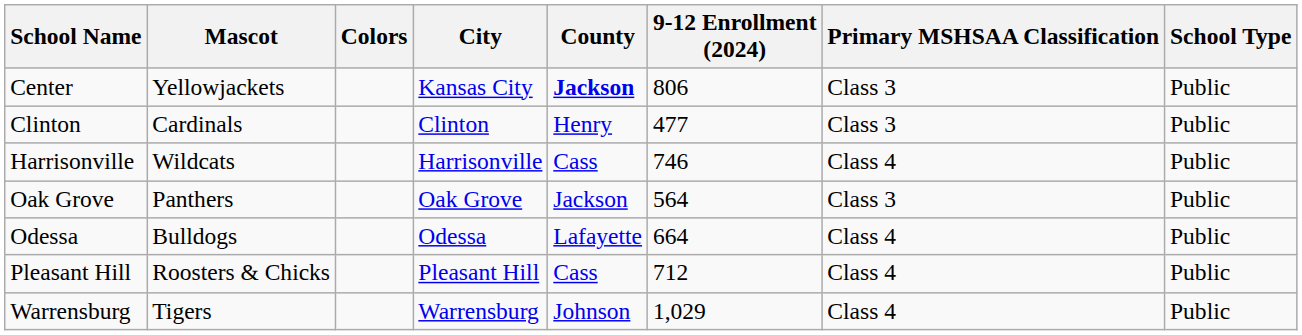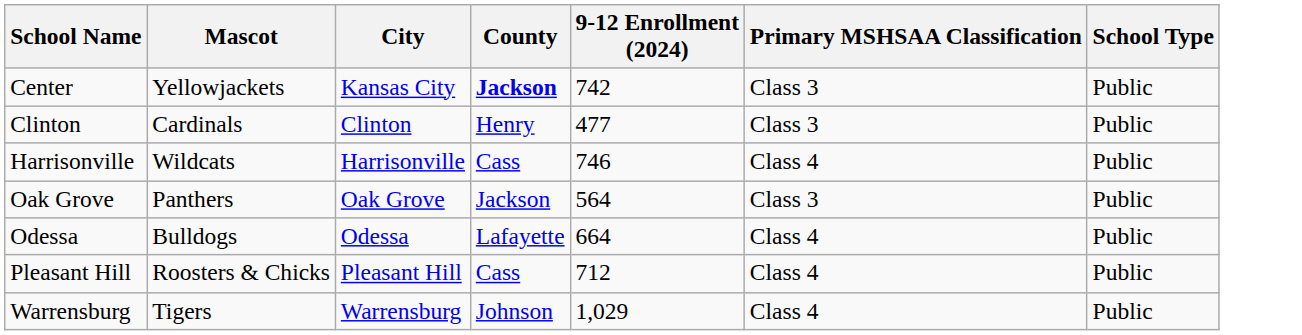- column: (374, 36)
(671, 86) 806 -> (593, 86) 742
